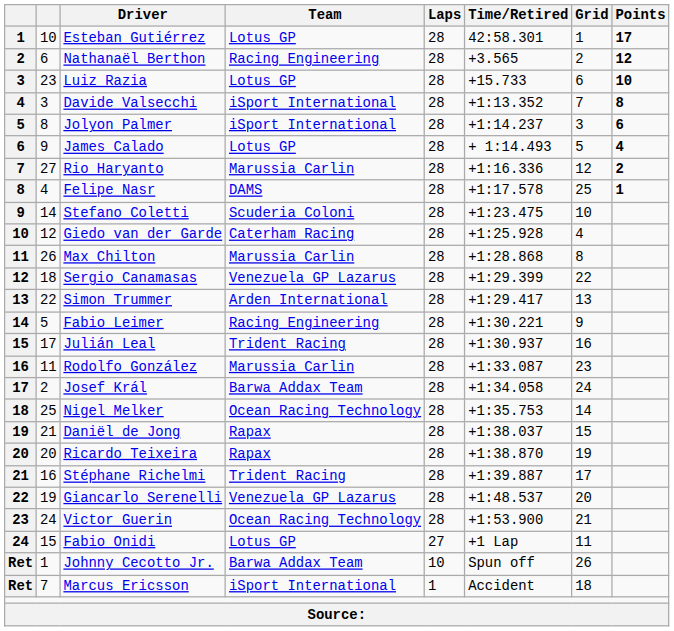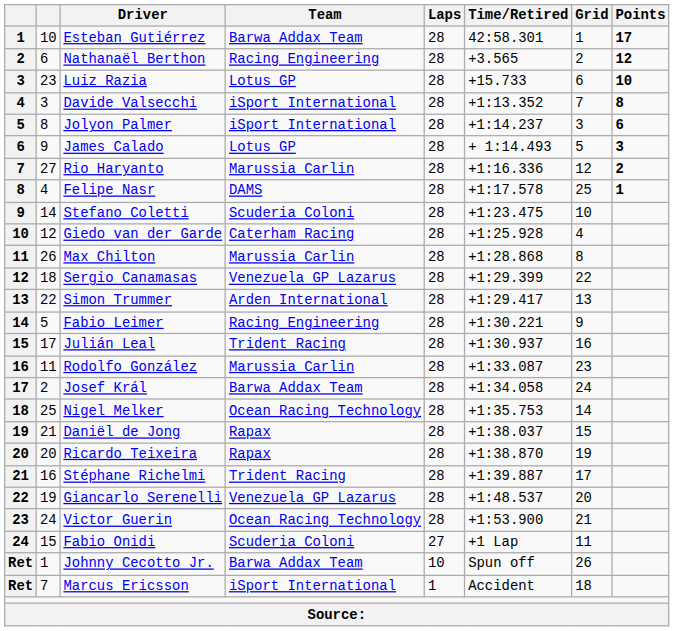(262, 38) Lotus GP -> (296, 38) Barwa Addax Team
(620, 147) 4 -> (620, 147) 3
(262, 542) Lotus GP -> (292, 542) Scuderia Coloni
